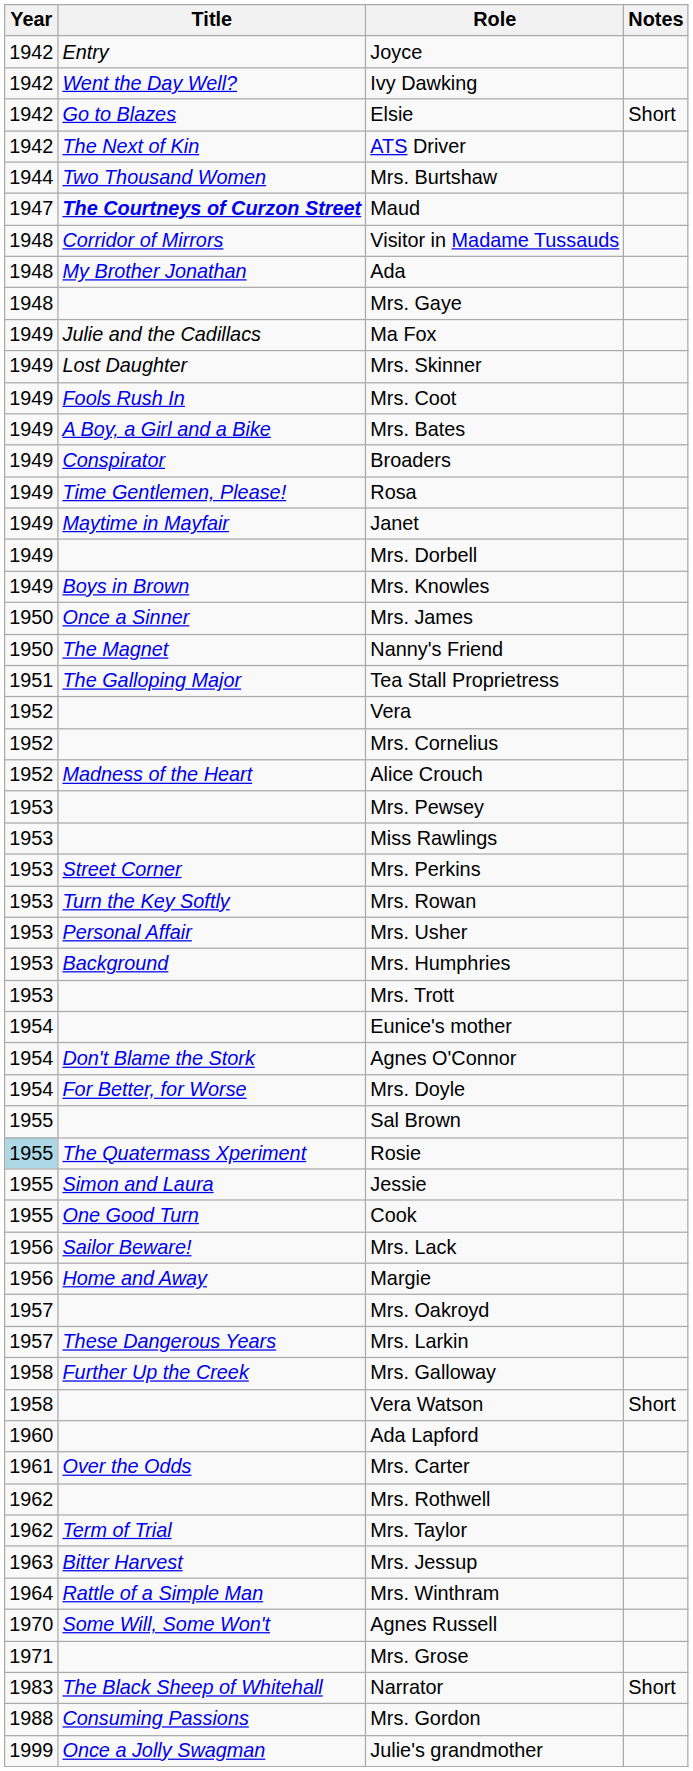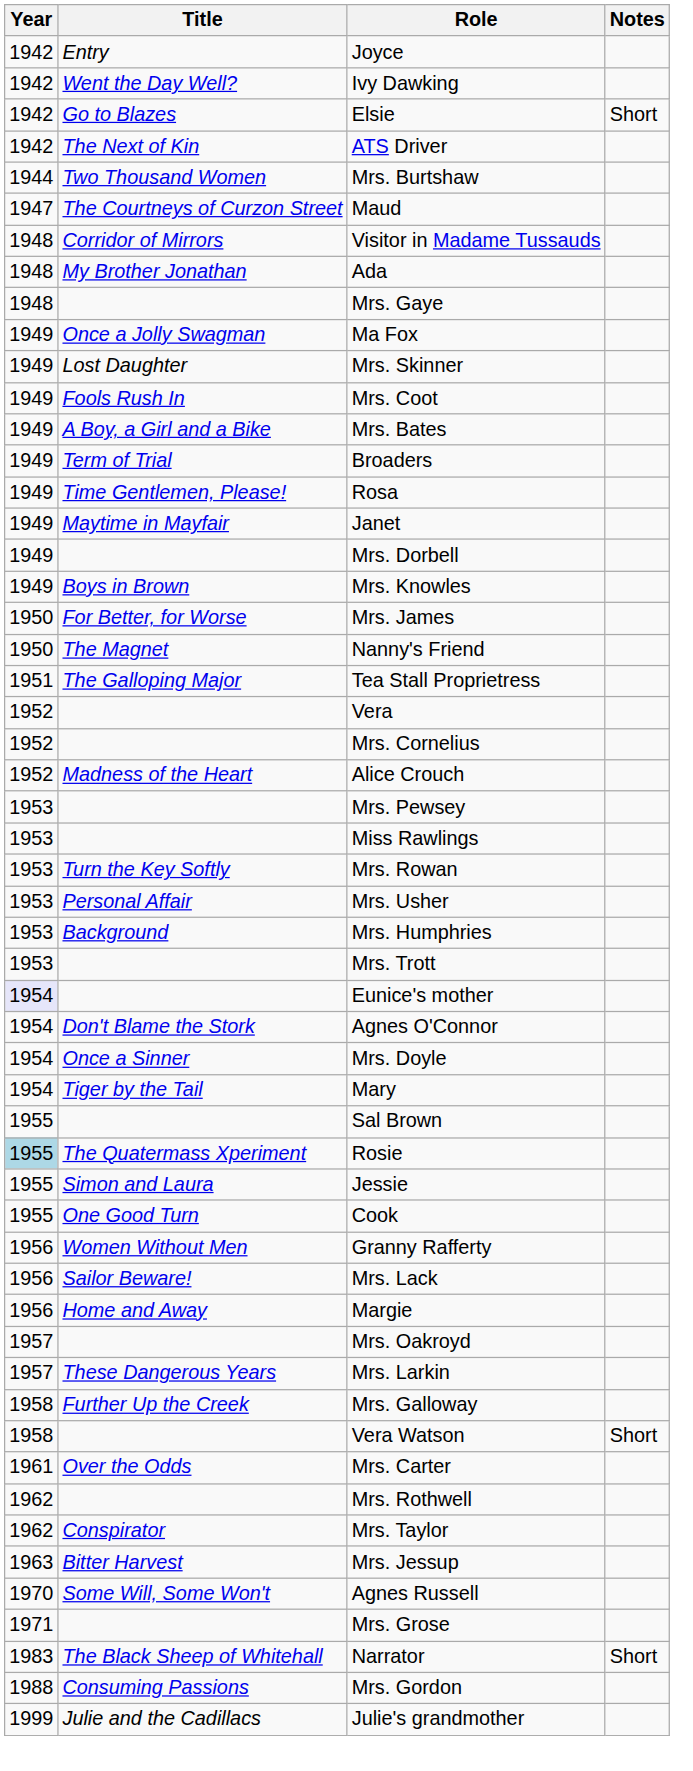(212, 209) bold -> (203, 209) normal
(162, 334) Julie and the Cadillacs -> (164, 334) Once a Jolly Swagman
(114, 460) Conspirator -> (117, 460) Term of Trial
(126, 618) Once a Sinner -> (155, 618) For Better, for Worse
- row: (425, 869)
(31, 1027) no background -> (31, 995) lavender background
(155, 1090) For Better, for Worse -> (126, 1058) Once a Sinner
+ row: (374, 1090)
+ row: (422, 1247)
- row: (424, 1436)
(117, 1530) Term of Trial -> (114, 1530) Conspirator
- row: (435, 1593)
(164, 1750) Once a Jolly Swagman -> (162, 1719) Julie and the Cadillacs
